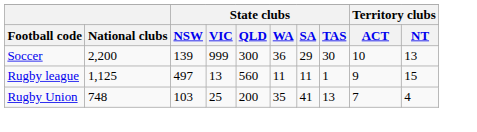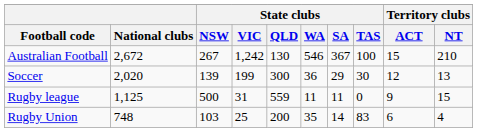+ row: (58, 55)
(102, 55) 2,200 -> (128, 76) 2,020
(219, 55) 999 -> (245, 76) 199
(359, 55) 10 -> (393, 76) 12
(183, 76) 497 -> (209, 96) 500
(215, 76) 13 -> (241, 96) 31
(248, 76) 560 -> (280, 96) 559
(325, 76) 1 -> (360, 96) 0
(306, 96) 41 -> (337, 117) 14
(329, 96) 13 -> (363, 117) 83
(356, 96) 7 -> (390, 117) 6
